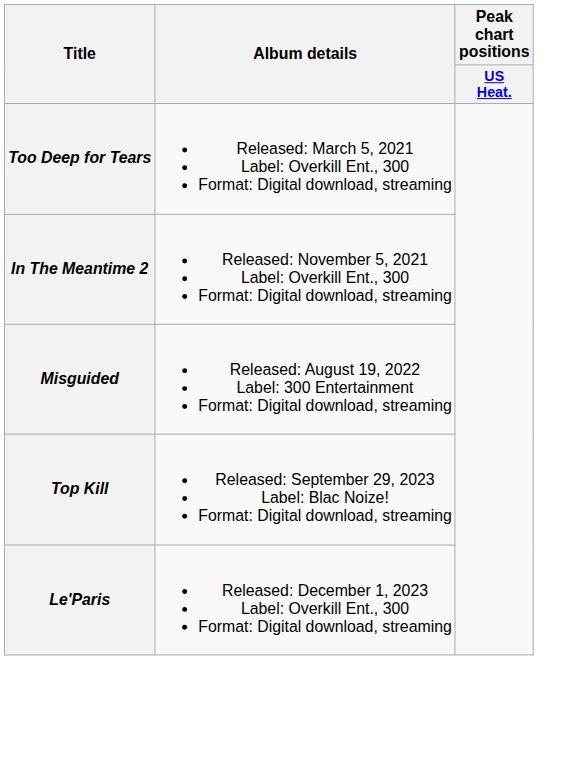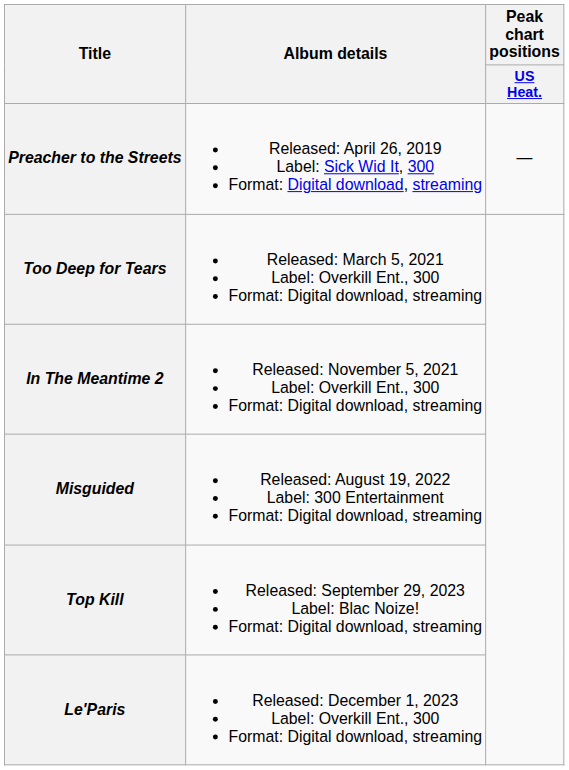+ row: (95, 158)
